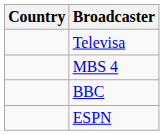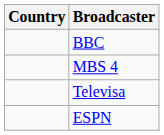rows swapped: (99, 42) <-> (88, 92)
